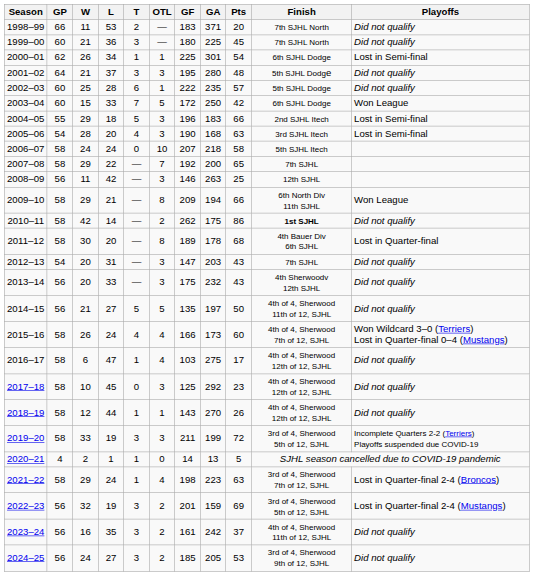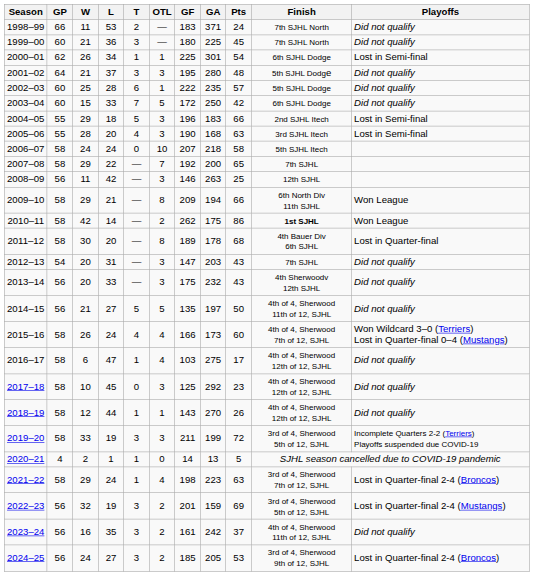(239, 27) 20 -> (239, 27) 24
(381, 103) Won League -> (384, 103) Did not qualify
(60, 133) 54 -> (60, 133) 55
(384, 220) Did not qualify -> (381, 220) Won League
(384, 558) Did not qualify -> (427, 558) Lost in Quarter-final 2-4 (Broncos)
